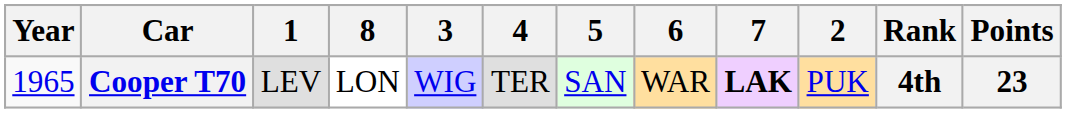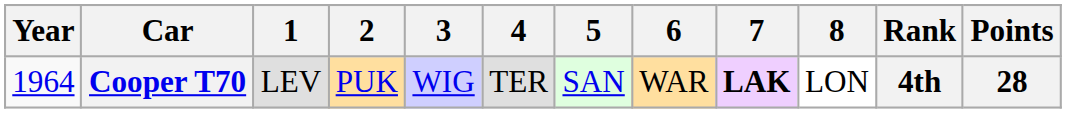columns swapped: (838, 30) <-> (368, 30)
(43, 81) 1965 -> (43, 81) 1964
(1012, 81) 23 -> (1012, 81) 28
